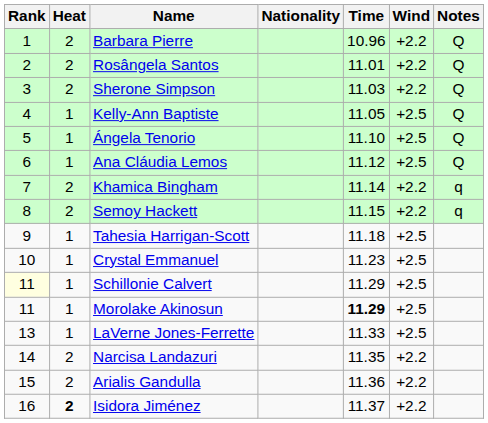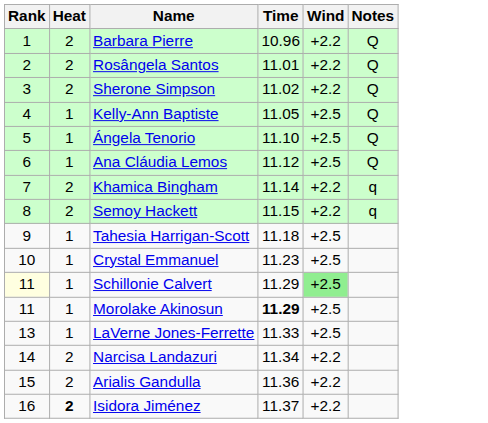- column: (301, 16)
(366, 89) 11.03 -> (281, 89) 11.02
(411, 284) no background -> (326, 284) lightgreen background
(366, 357) 11.35 -> (281, 357) 11.34
